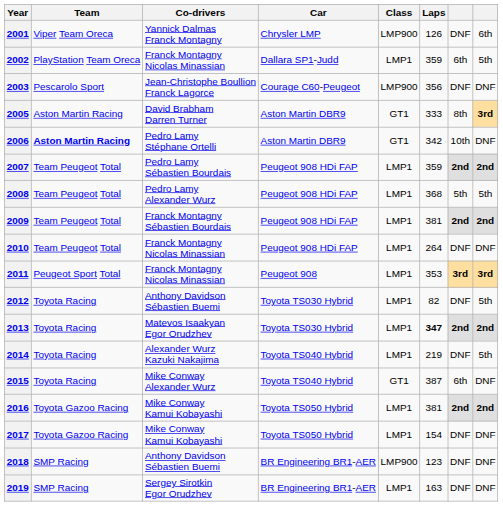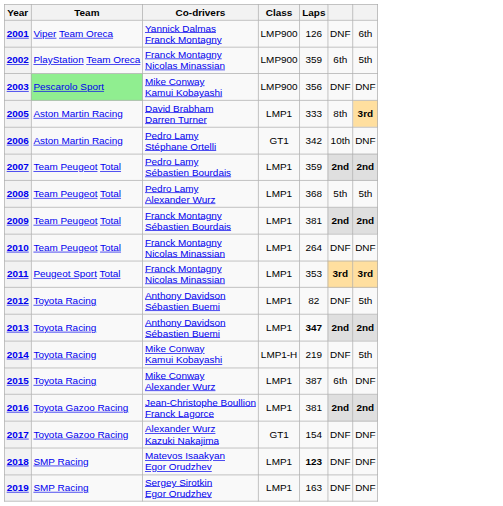- column: (318, 13)
(399, 61) LMP1 -> (279, 61) LMP900
(69, 87) no background -> (69, 87) lightgreen background
(200, 87) Jean-Christophe Boullion Franck Lagorce -> (184, 87) Mike Conway Kamui Kobayashi
(399, 114) GT1 -> (279, 114) LMP1
(82, 141) bold -> (78, 141) normal
(185, 328) Matevos Isaakyan Egor Orudzhev -> (185, 328) Anthony Davidson Sébastien Buemi
(182, 355) Alexander Wurz Kazuki Nakajima -> (184, 355) Mike Conway Kamui Kobayashi
(399, 355) LMP1 -> (279, 355) LMP1-H
(399, 381) GT1 -> (279, 381) LMP1
(184, 408) Mike Conway Kamui Kobayashi -> (200, 408) Jean-Christophe Boullion Franck Lagorce
(184, 435) Mike Conway Kamui Kobayashi -> (182, 435) Alexander Wurz Kazuki Nakajima
(399, 435) LMP1 -> (279, 435) GT1
(185, 462) Anthony Davidson Sébastien Buemi -> (185, 462) Matevos Isaakyan Egor Orudzhev
(399, 462) LMP900 -> (279, 462) LMP1
(434, 462) normal -> (314, 462) bold
